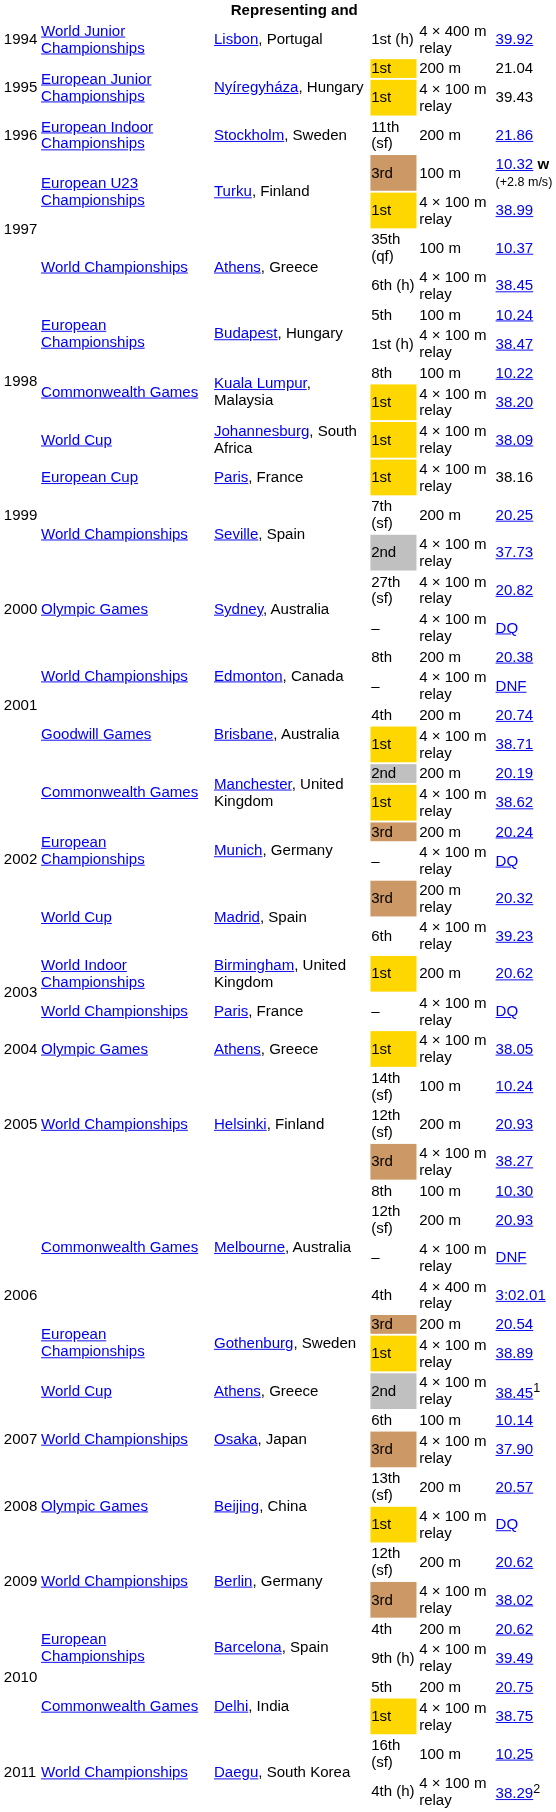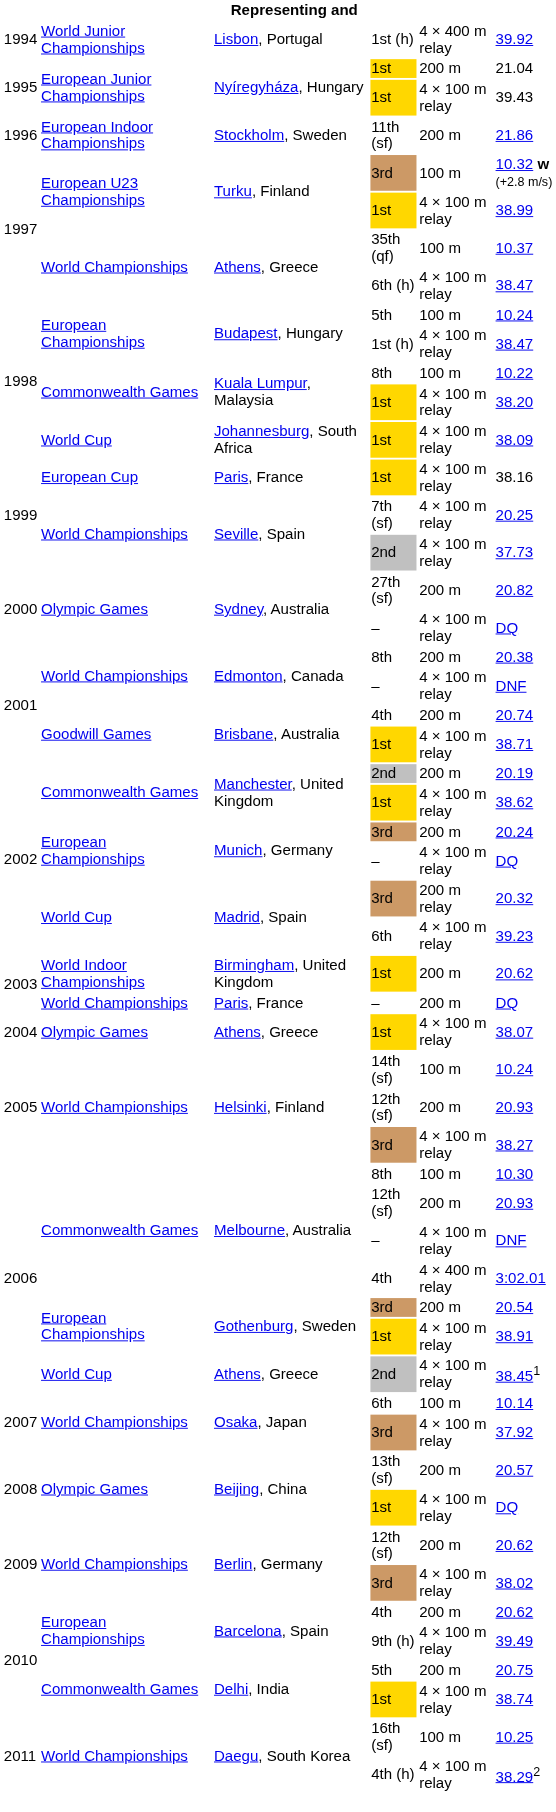(514, 285) 38.45 -> (514, 285) 38.47
(440, 515) 200 m -> (453, 515) 4 × 100 m relay
(453, 590) 4 × 100 m relay -> (440, 590) 200 m
(453, 1011) 4 × 100 m relay -> (440, 1002) 200 m
(514, 1049) 38.05 -> (514, 1032) 38.07
(514, 1353) 38.89 -> (514, 1336) 38.91
(514, 1449) 37.90 -> (514, 1432) 37.92
(514, 1716) 38.75 -> (514, 1699) 38.74
